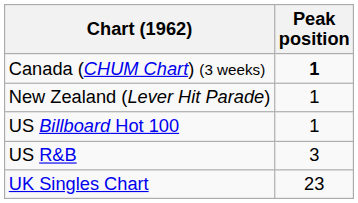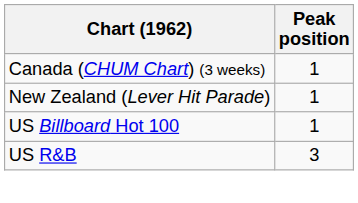(314, 68) bold -> (314, 68) normal
- row: (79, 184)
